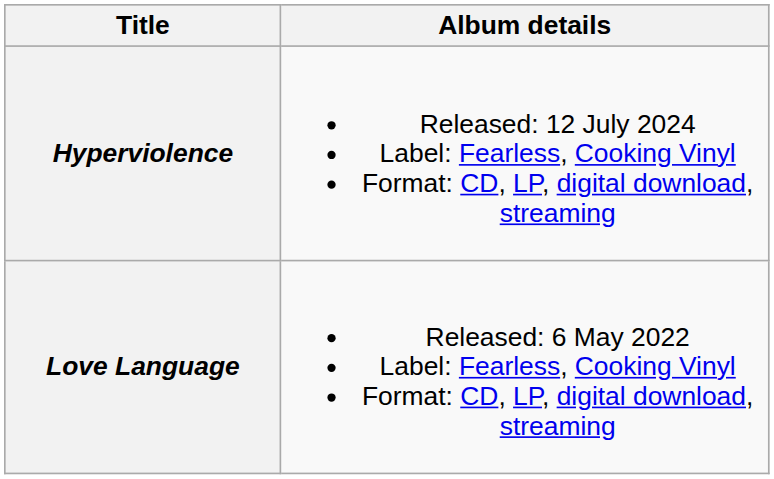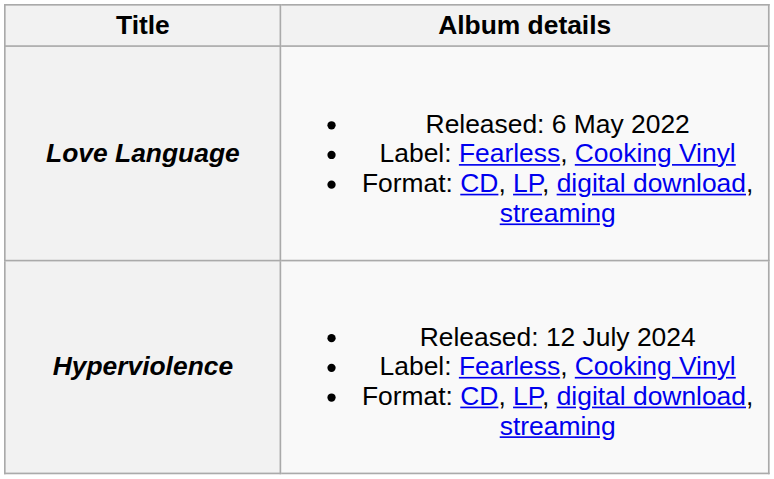rows swapped: (143, 366) <-> (143, 153)
